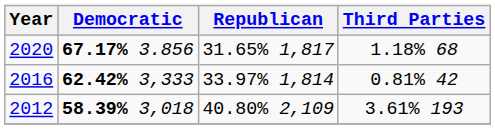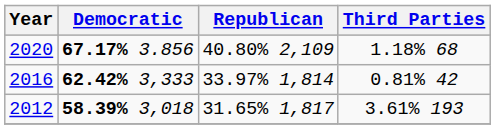(268, 50) 31.65% 1,817 -> (268, 50) 40.80% 2,109
(268, 109) 40.80% 2,109 -> (268, 109) 31.65% 1,817
